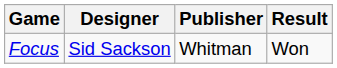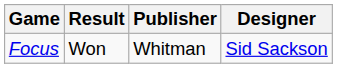columns swapped: (120, 19) <-> (300, 19)
